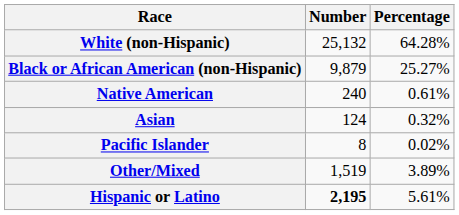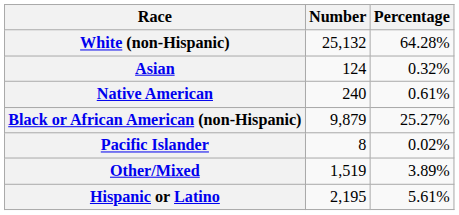rows swapped: (155, 68) <-> (155, 119)
(348, 196) bold -> (348, 196) normal
